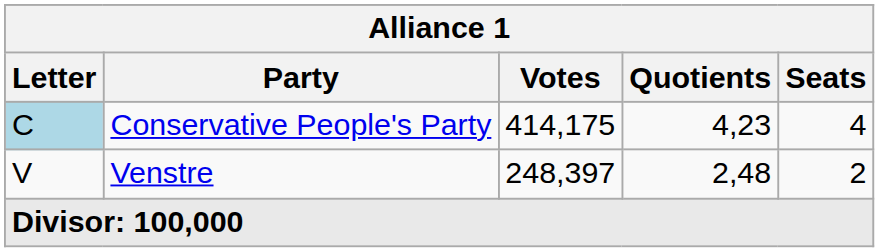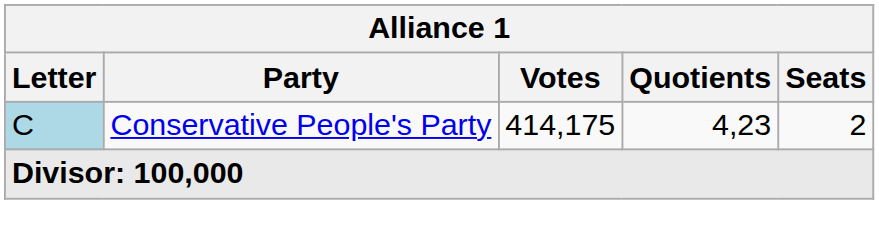(858, 125) 4 -> (858, 125) 2
- row: (162, 173)
